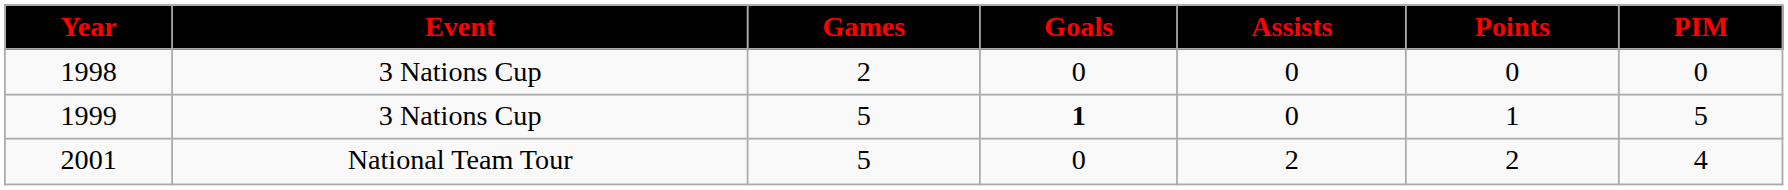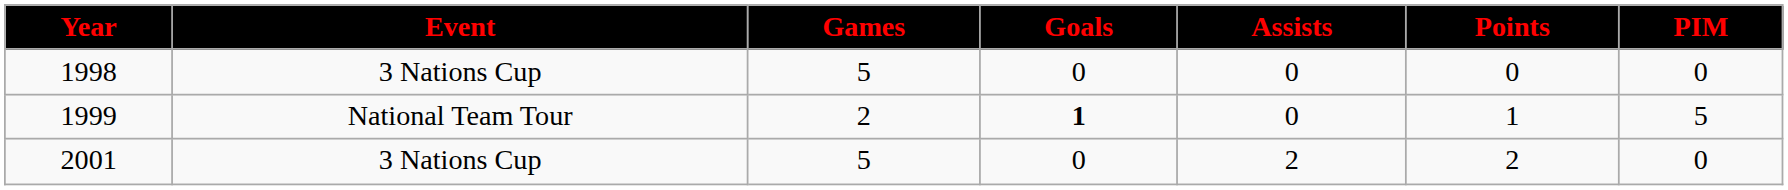(864, 71) 2 -> (864, 71) 5
(460, 116) 3 Nations Cup -> (460, 116) National Team Tour
(864, 116) 5 -> (864, 116) 2
(460, 160) National Team Tour -> (460, 160) 3 Nations Cup
(1701, 160) 4 -> (1701, 160) 0
